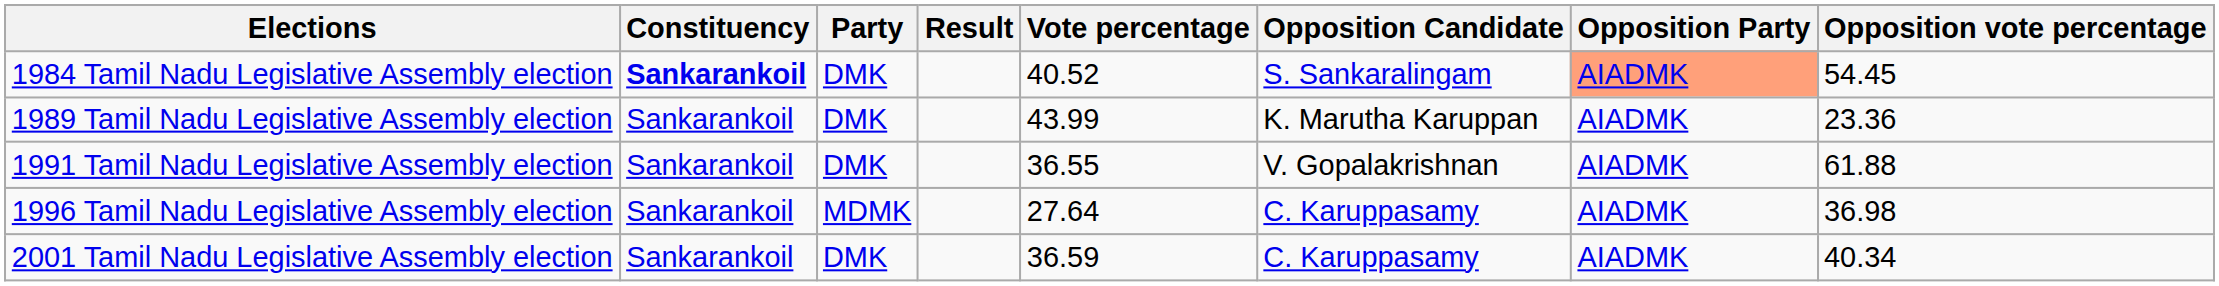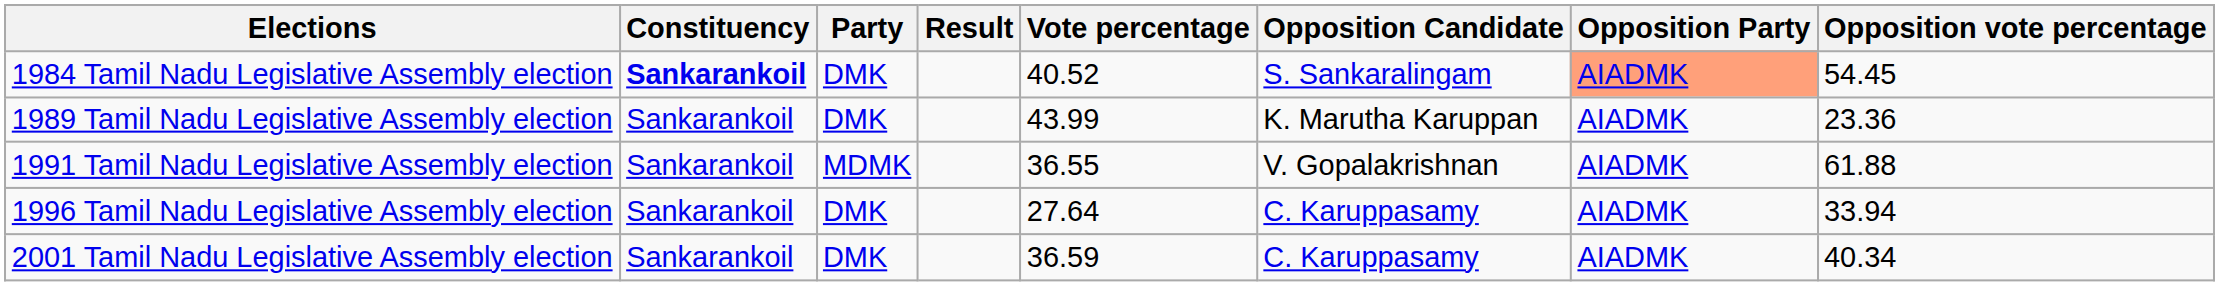(855, 165) DMK -> (867, 165) MDMK
(867, 211) MDMK -> (855, 211) DMK
(1860, 211) 36.98 -> (1860, 211) 33.94
